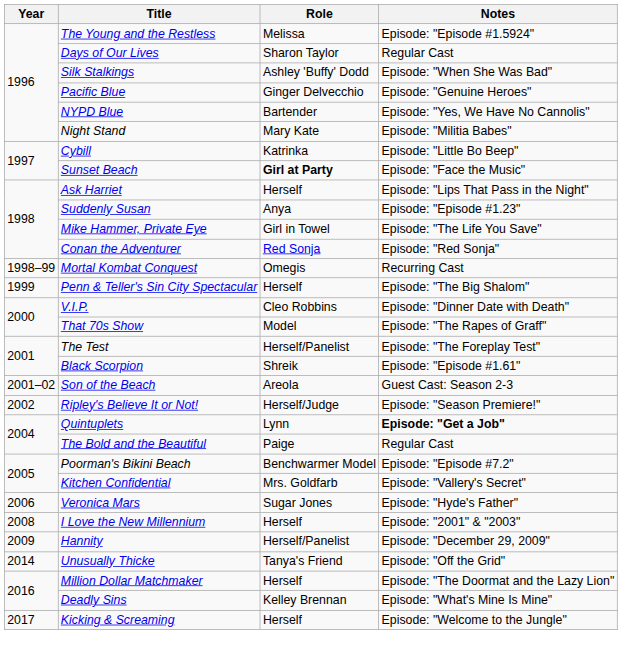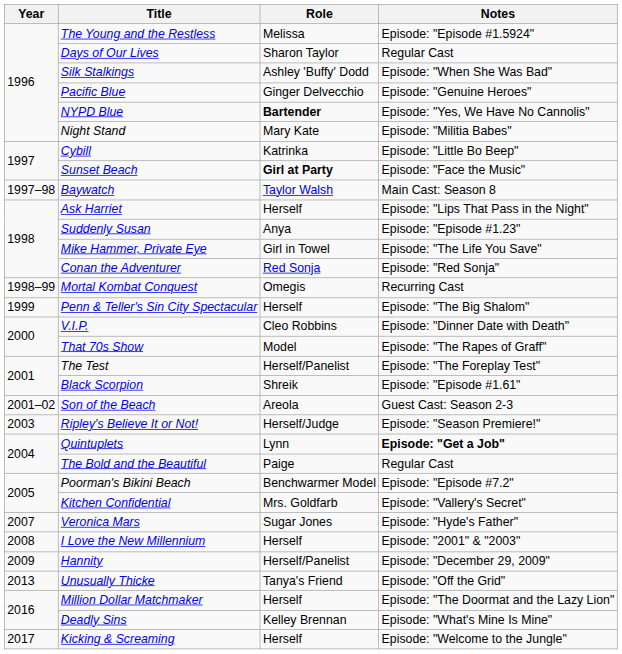(290, 111) normal -> (292, 111) bold
+ row: (88, 190)
(21, 405) 2002 -> (21, 424) 2003
(21, 502) 2006 -> (21, 522) 2007
(21, 561) 2014 -> (21, 580) 2013
